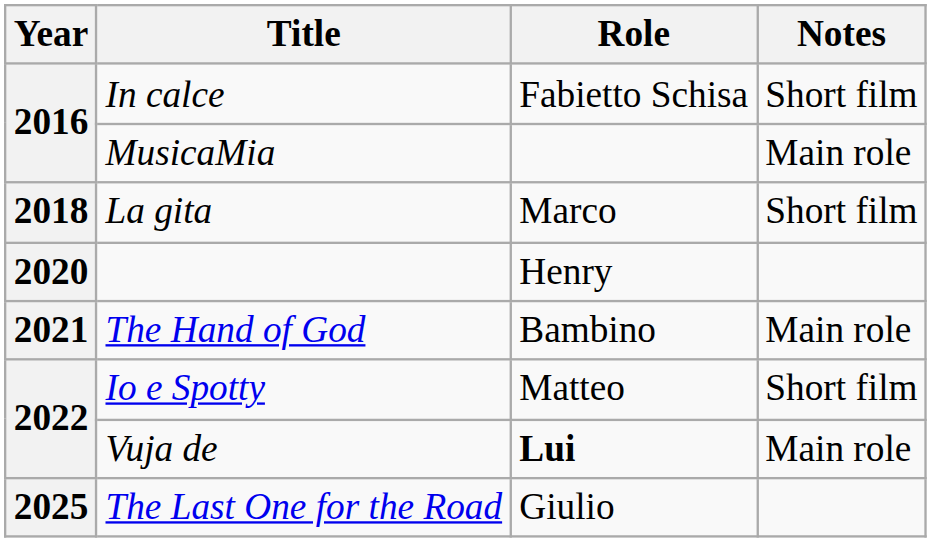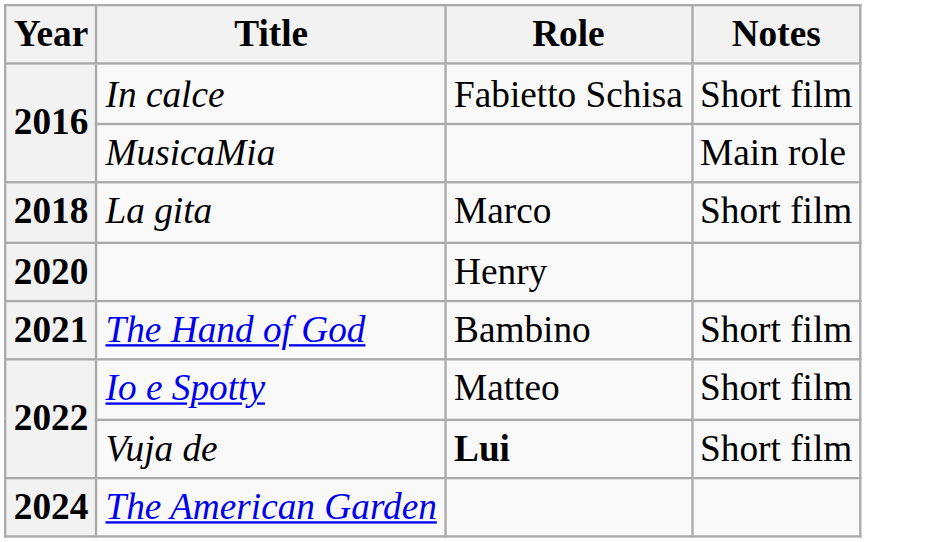(838, 329) Main role -> (776, 329) Short film
(838, 447) Main role -> (776, 447) Short film
+ row: (271, 507)
- row: (304, 507)
